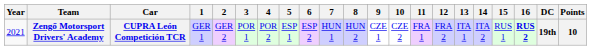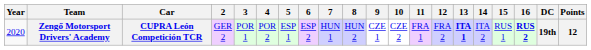- column: (201, 11)
(16, 32) 2021 -> (16, 32) 2020
(464, 32) normal -> (463, 32) bold
(573, 32) 10 -> (573, 32) 12
